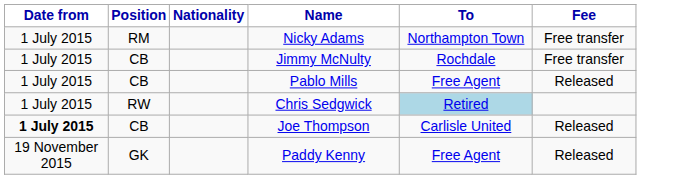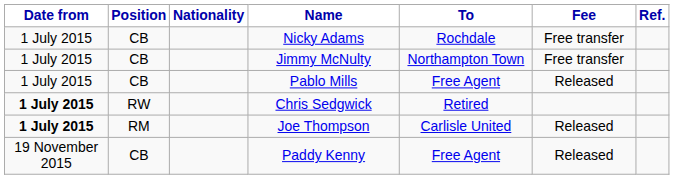+ column: (652, 16)
(139, 38) RM -> (139, 38) CB
(466, 38) Northampton Town -> (466, 38) Rochdale
(466, 60) Rochdale -> (466, 60) Northampton Town
(56, 104) normal -> (56, 104) bold
(466, 104) lightblue background -> (466, 104) no background
(139, 126) CB -> (139, 126) RM
(139, 156) GK -> (139, 156) CB
